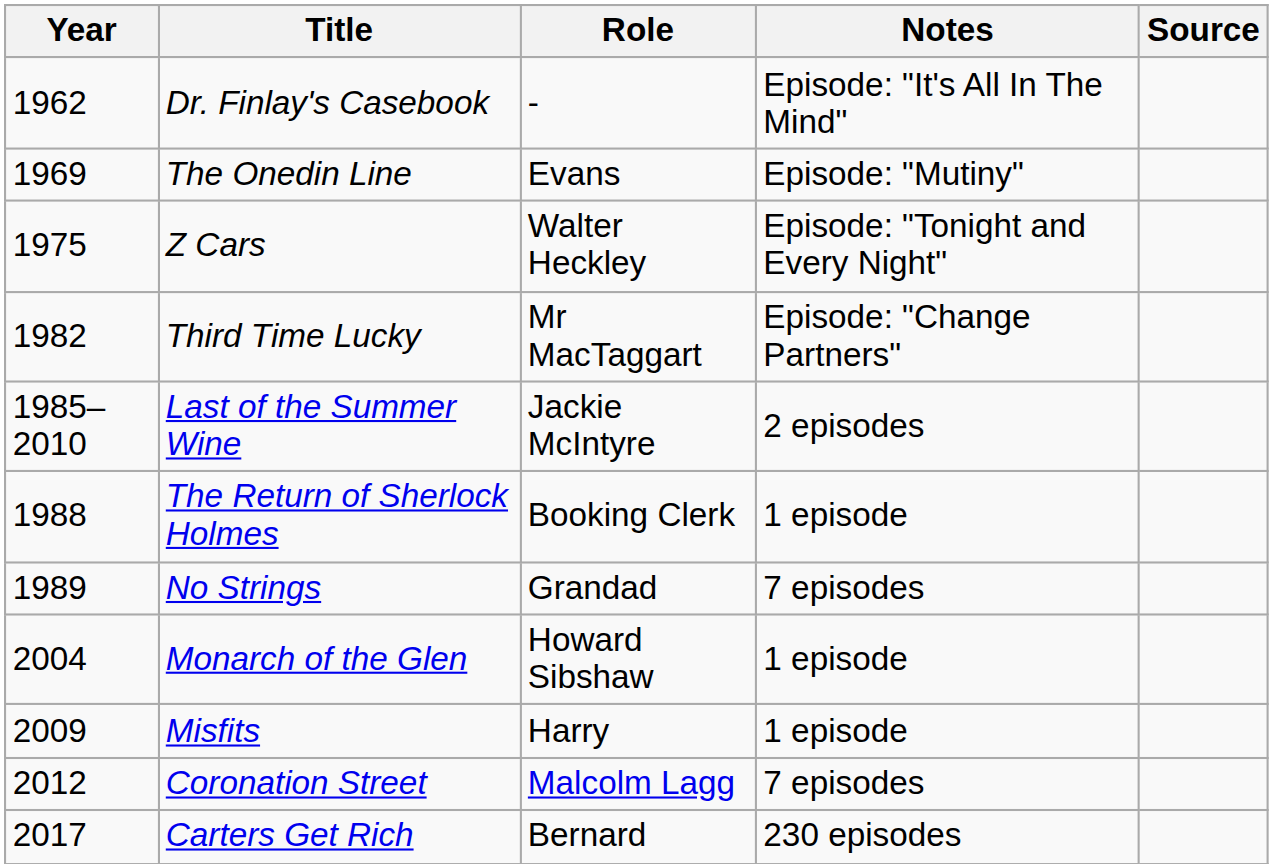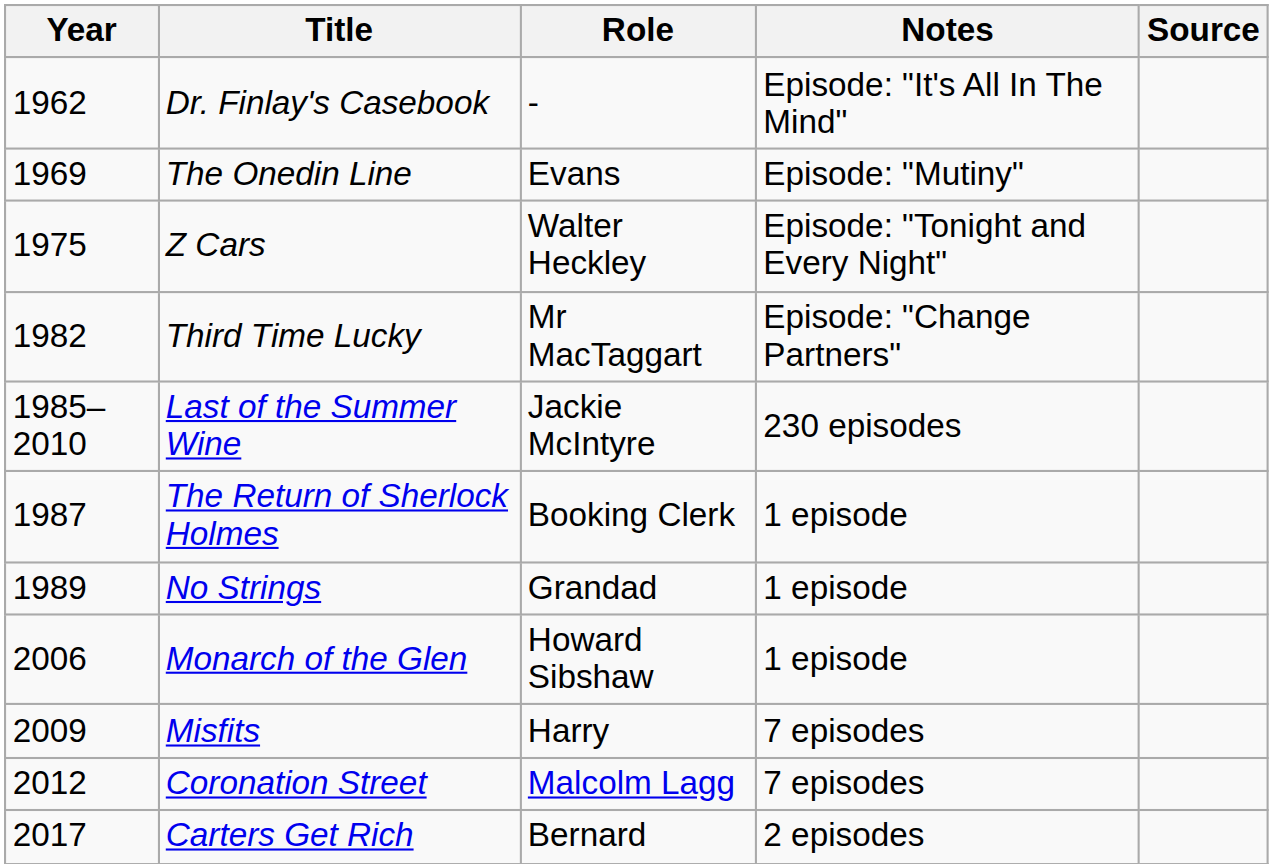(844, 425) 2 episodes -> (862, 425) 230 episodes
(50, 516) 1988 -> (50, 516) 1987
(844, 587) 7 episodes -> (836, 587) 1 episode
(50, 659) 2004 -> (50, 659) 2006
(836, 730) 1 episode -> (844, 730) 7 episodes
(862, 836) 230 episodes -> (844, 836) 2 episodes
